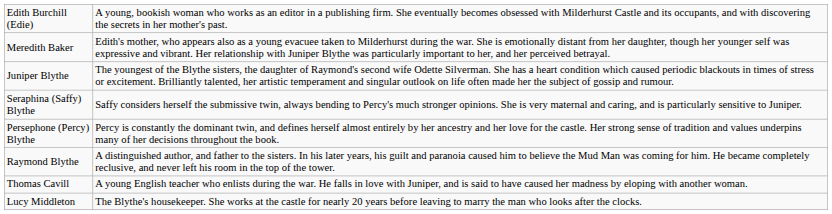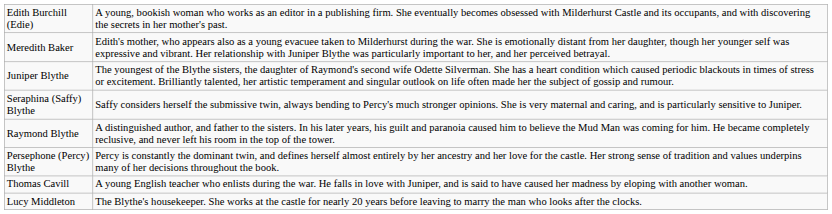rows swapped: (48, 133) <-> (43, 161)
